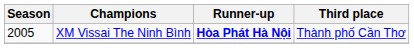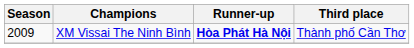(21, 33) 2005 -> (21, 33) 2009
